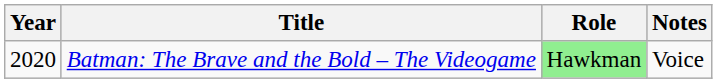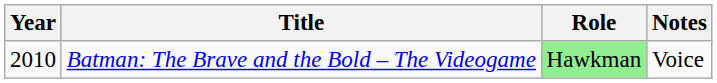(33, 59) 2020 -> (33, 59) 2010
